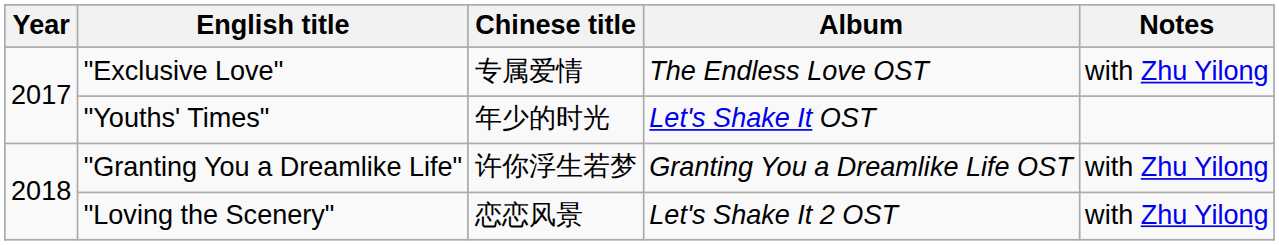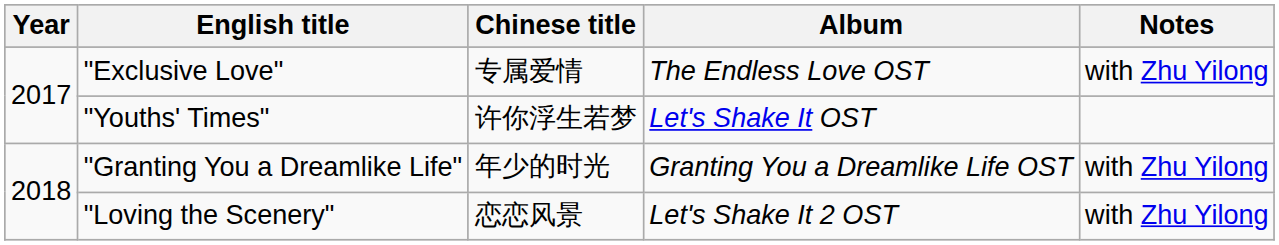(542, 118) 年少的时光 -> (556, 118) 许你浮生若梦
(556, 166) 许你浮生若梦 -> (542, 166) 年少的时光
